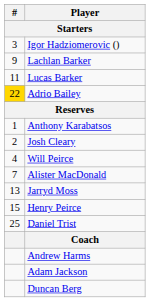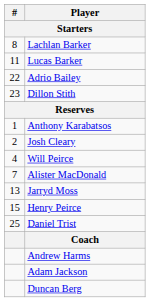- row: (73, 45)
(15, 61) 9 -> (15, 45) 8
(15, 93) gold background -> (15, 77) no background
+ row: (51, 93)
